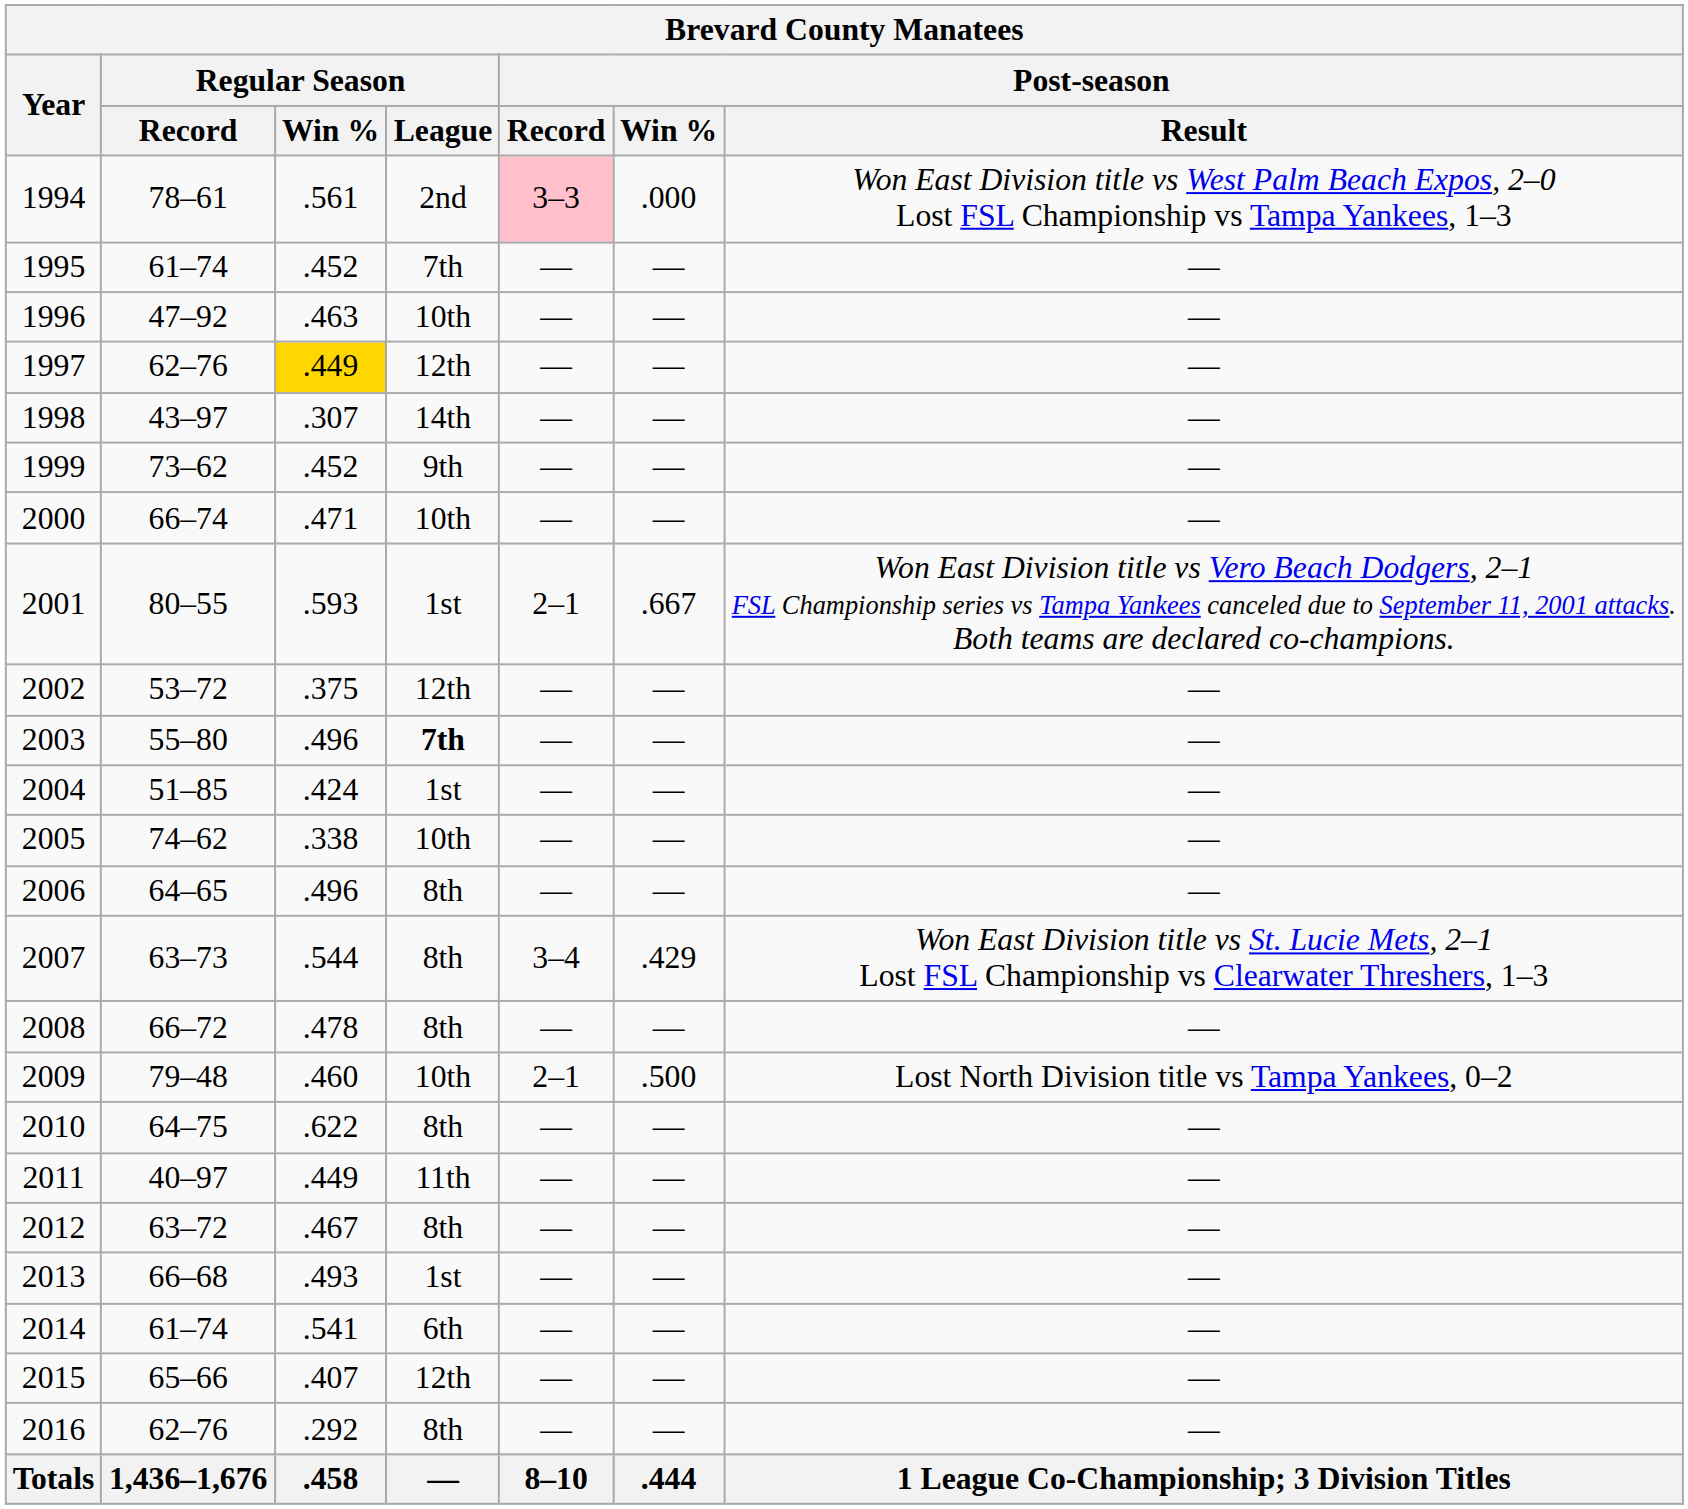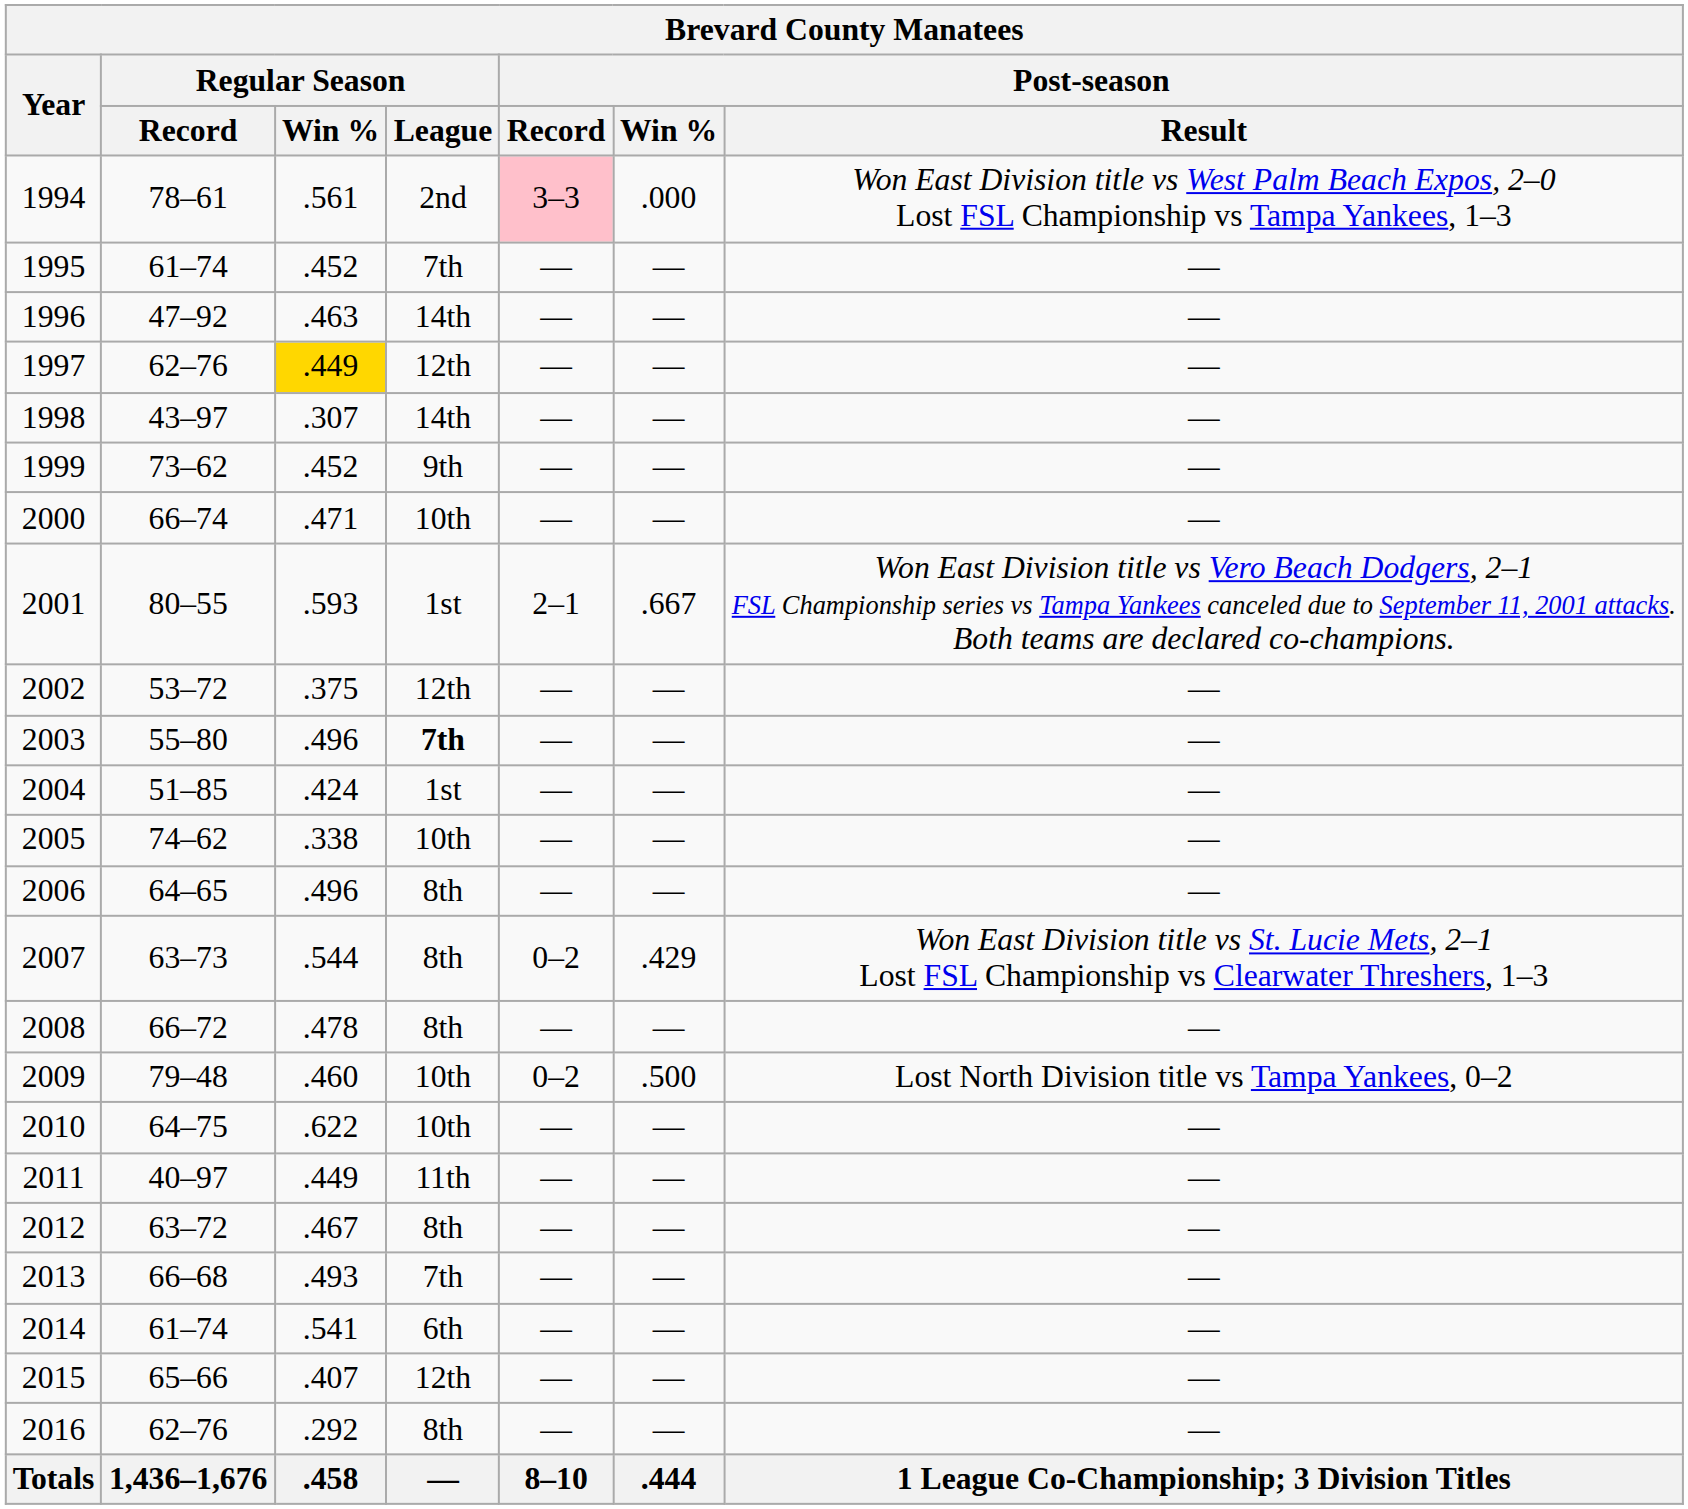(443, 316) 10th -> (443, 316) 14th
(556, 958) 3–4 -> (556, 958) 0–2
(556, 1076) 2–1 -> (556, 1076) 0–2
(443, 1126) 8th -> (443, 1126) 10th
(443, 1277) 1st -> (443, 1277) 7th
